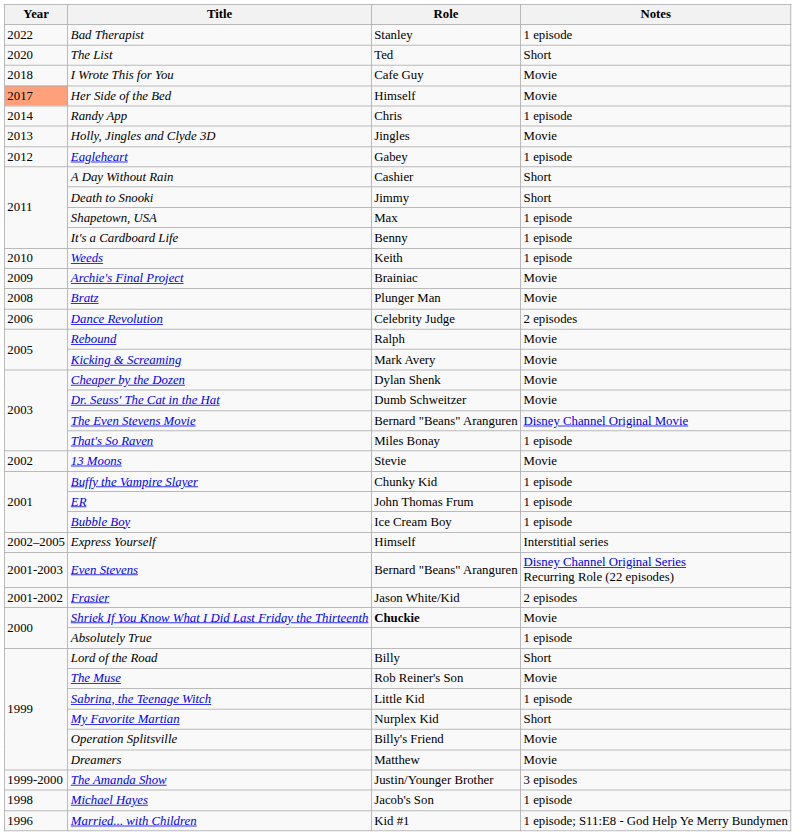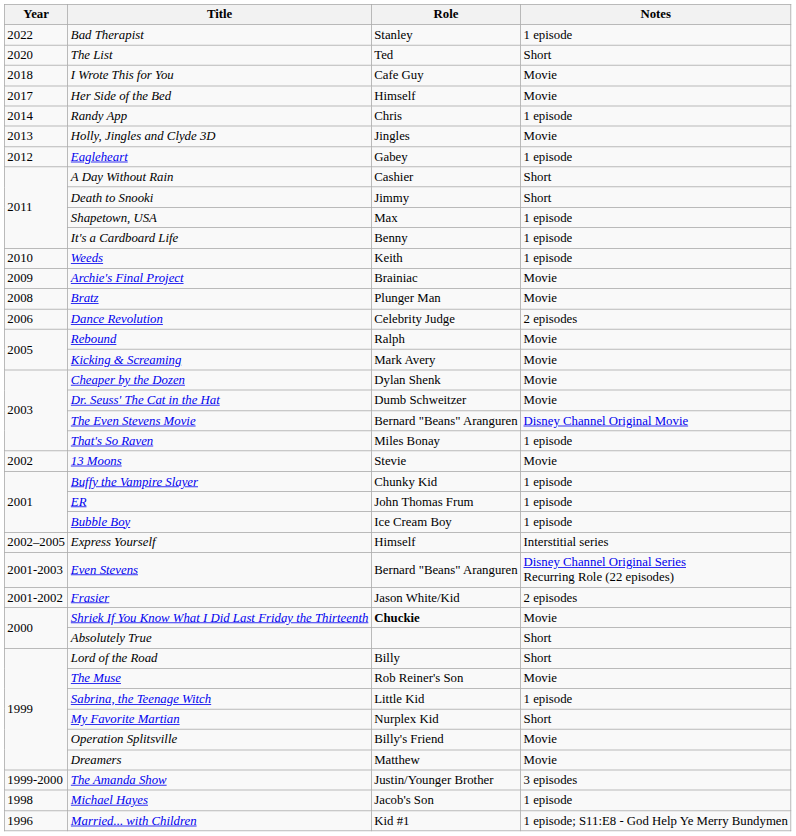(20, 95) lightsalmon background -> (20, 95) no background
(548, 638) 1 episode -> (537, 638) Short
